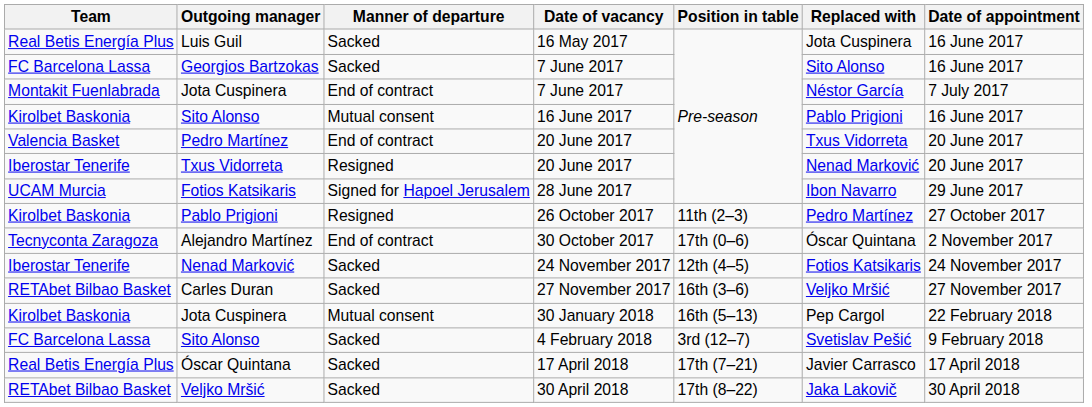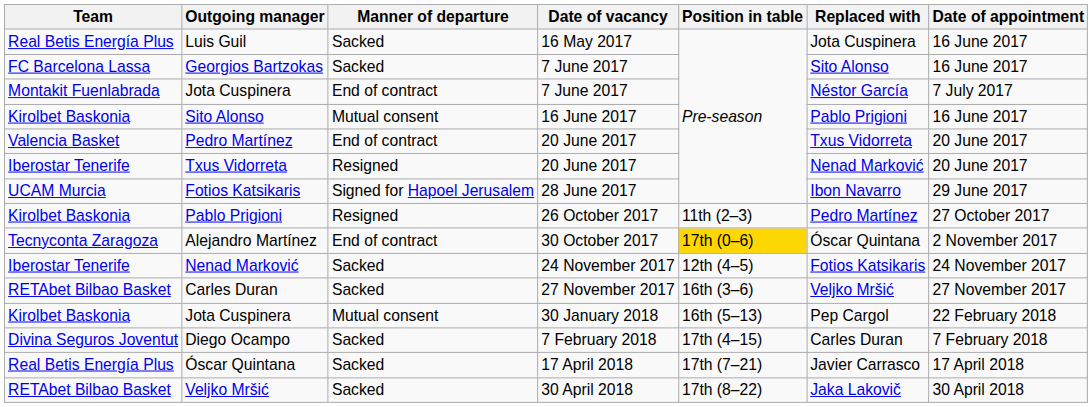(713, 240) no background -> (718, 240) gold background
- row: (220, 340)
+ row: (238, 340)
